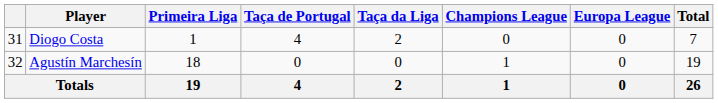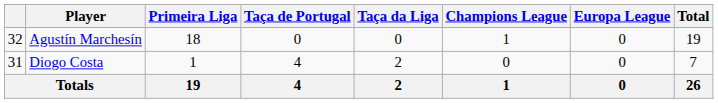rows swapped: (86, 62) <-> (66, 39)
